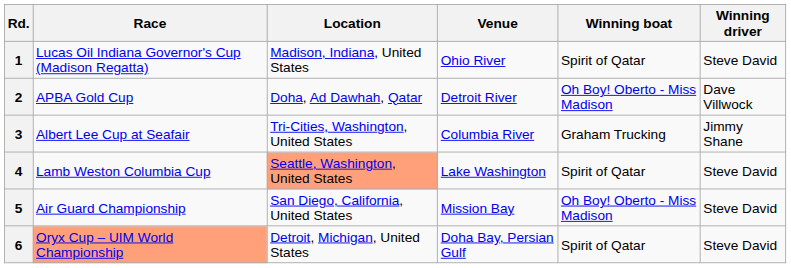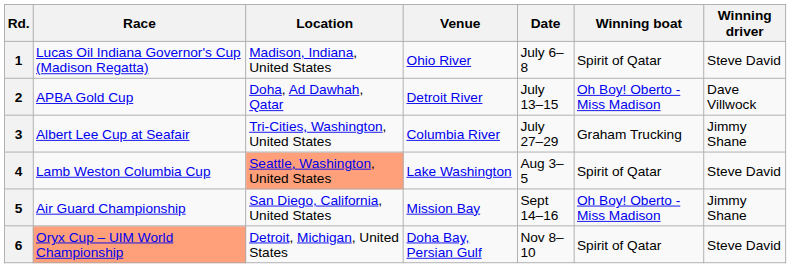+ column: (545, 23)
(740, 208) Steve David -> (727, 208) Jimmy Shane
